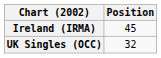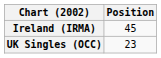(130, 45) 32 -> (130, 45) 23
